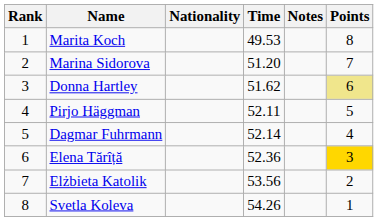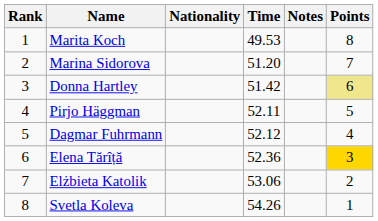(264, 87) 51.62 -> (264, 87) 51.42
(264, 134) 52.14 -> (264, 134) 52.12
(264, 181) 53.56 -> (264, 181) 53.06
